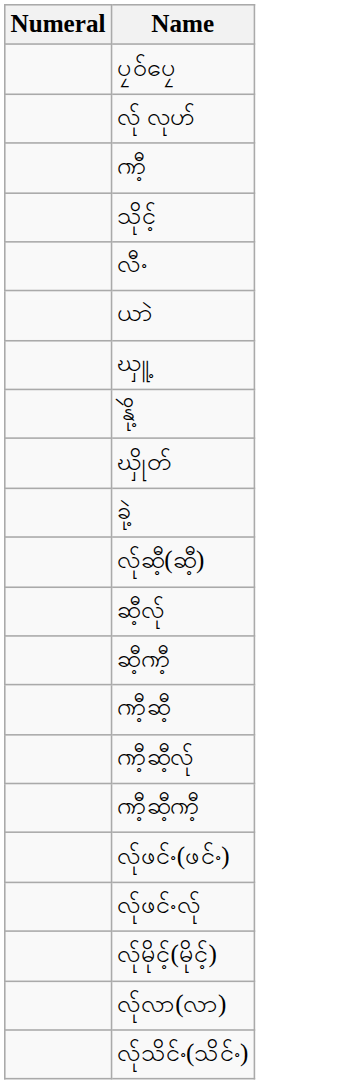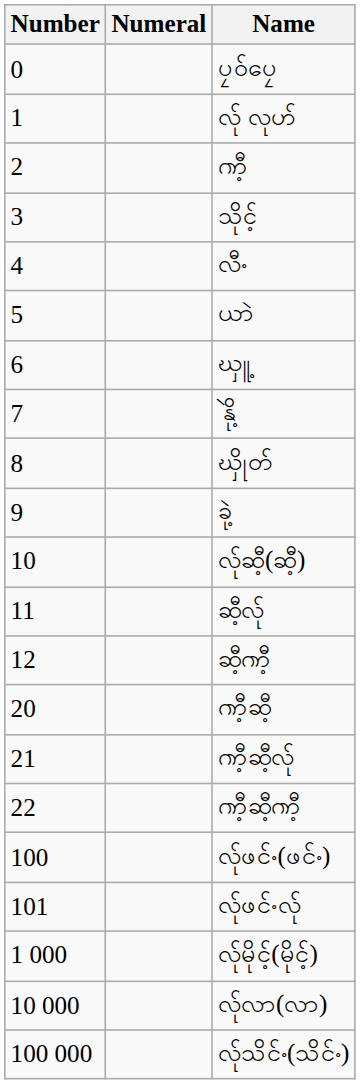+ column: (55, 24)
